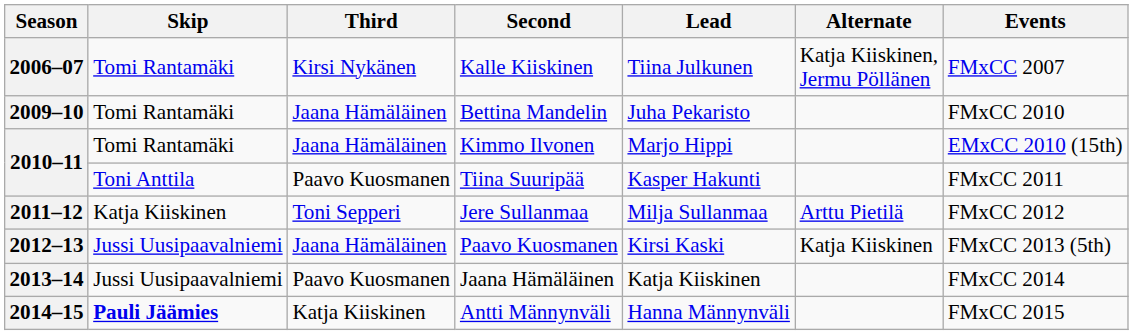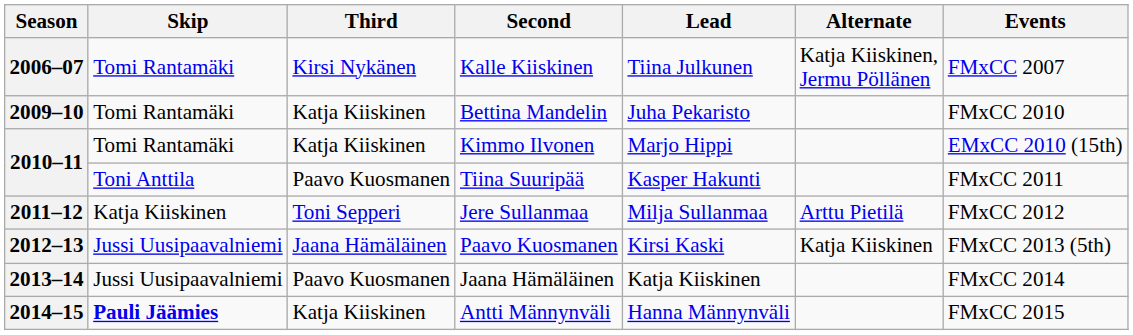(370, 111) Jaana Hämäläinen -> (359, 111) Katja Kiiskinen
(370, 145) Jaana Hämäläinen -> (359, 145) Katja Kiiskinen
